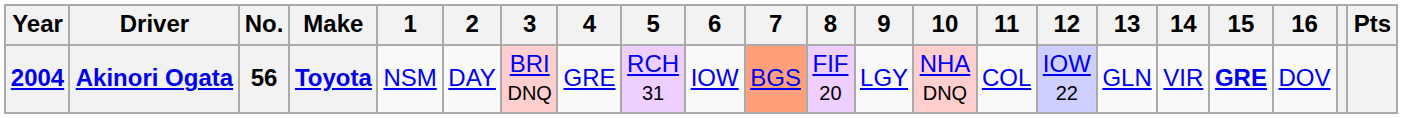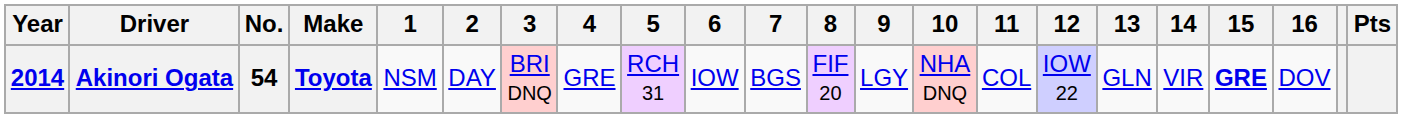(37, 78) 2004 -> (37, 78) 2014
(264, 78) 56 -> (264, 78) 54
(776, 78) lightsalmon background -> (776, 78) no background
